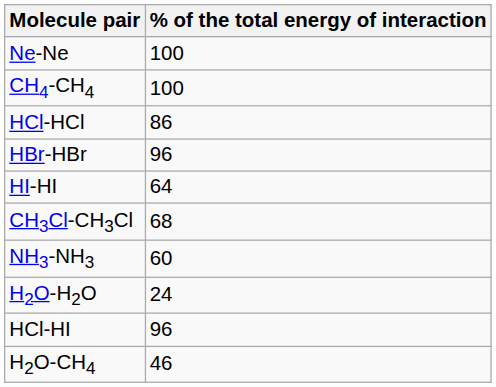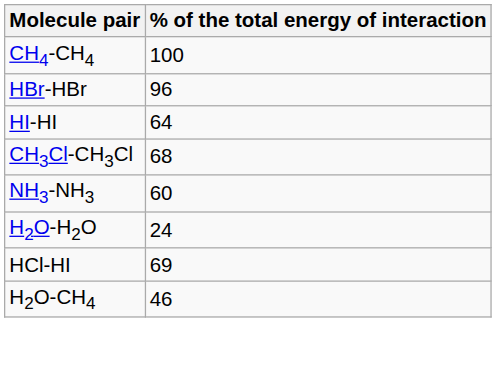- row: (39, 53)
- row: (47, 122)
(161, 329) 96 -> (161, 264) 69
